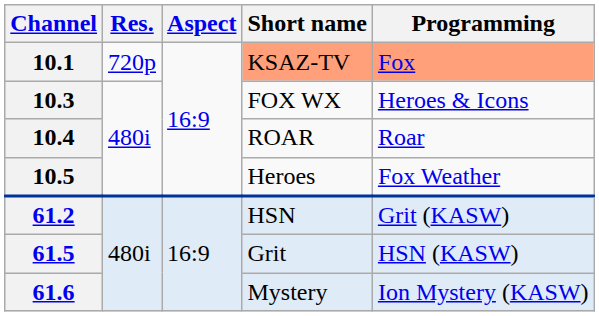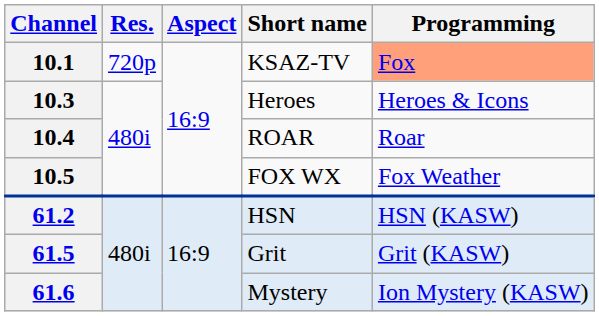(299, 61) lightsalmon background -> (299, 61) no background
(294, 99) FOX WX -> (281, 99) Heroes
(281, 175) Heroes -> (294, 175) FOX WX
(444, 215) Grit (KASW) -> (448, 215) HSN (KASW)
(448, 253) HSN (KASW) -> (444, 253) Grit (KASW)
